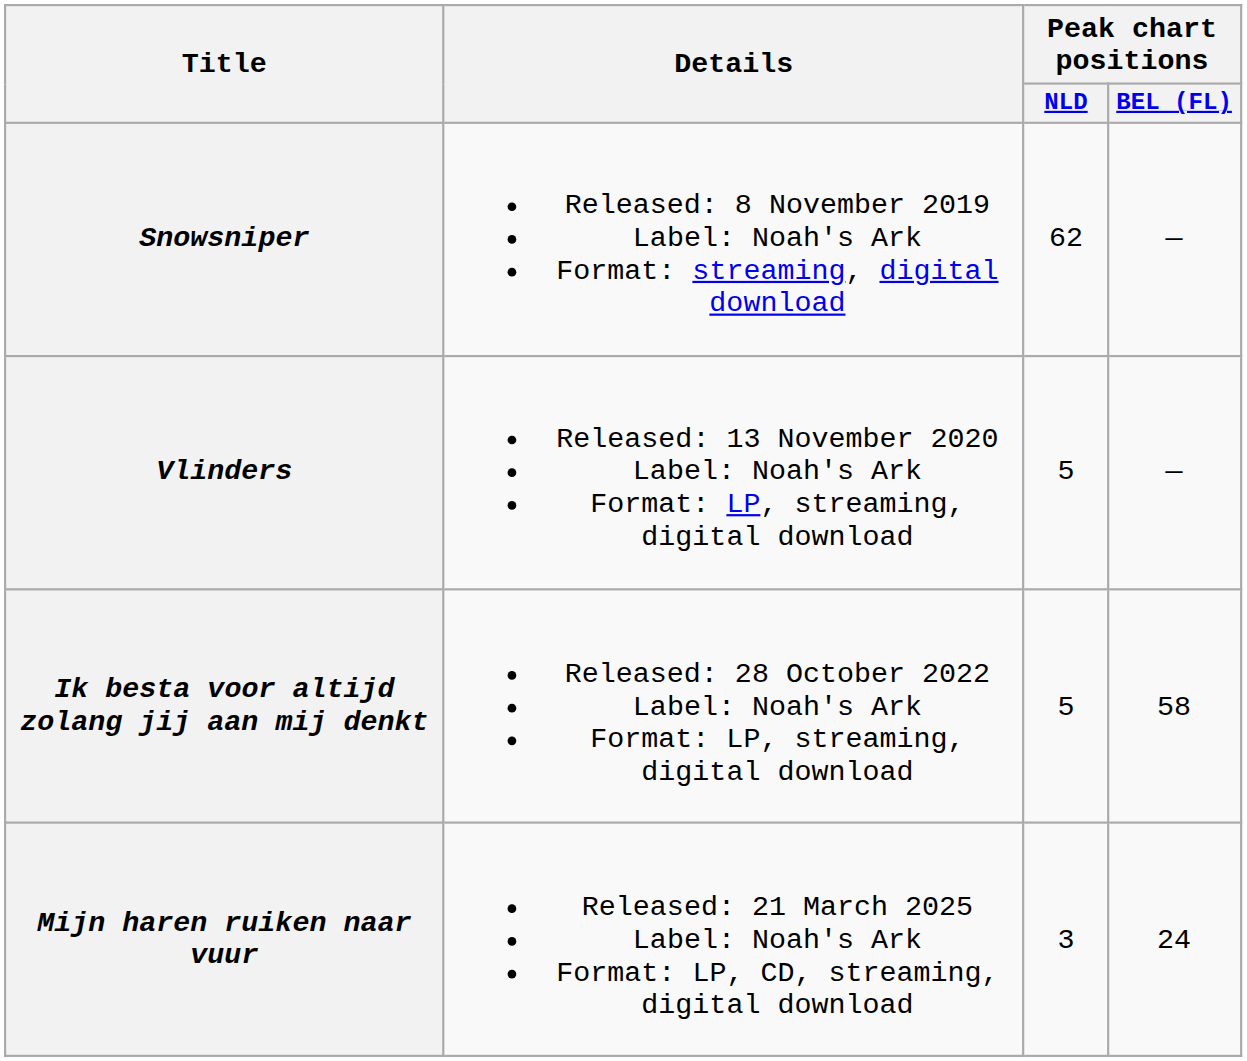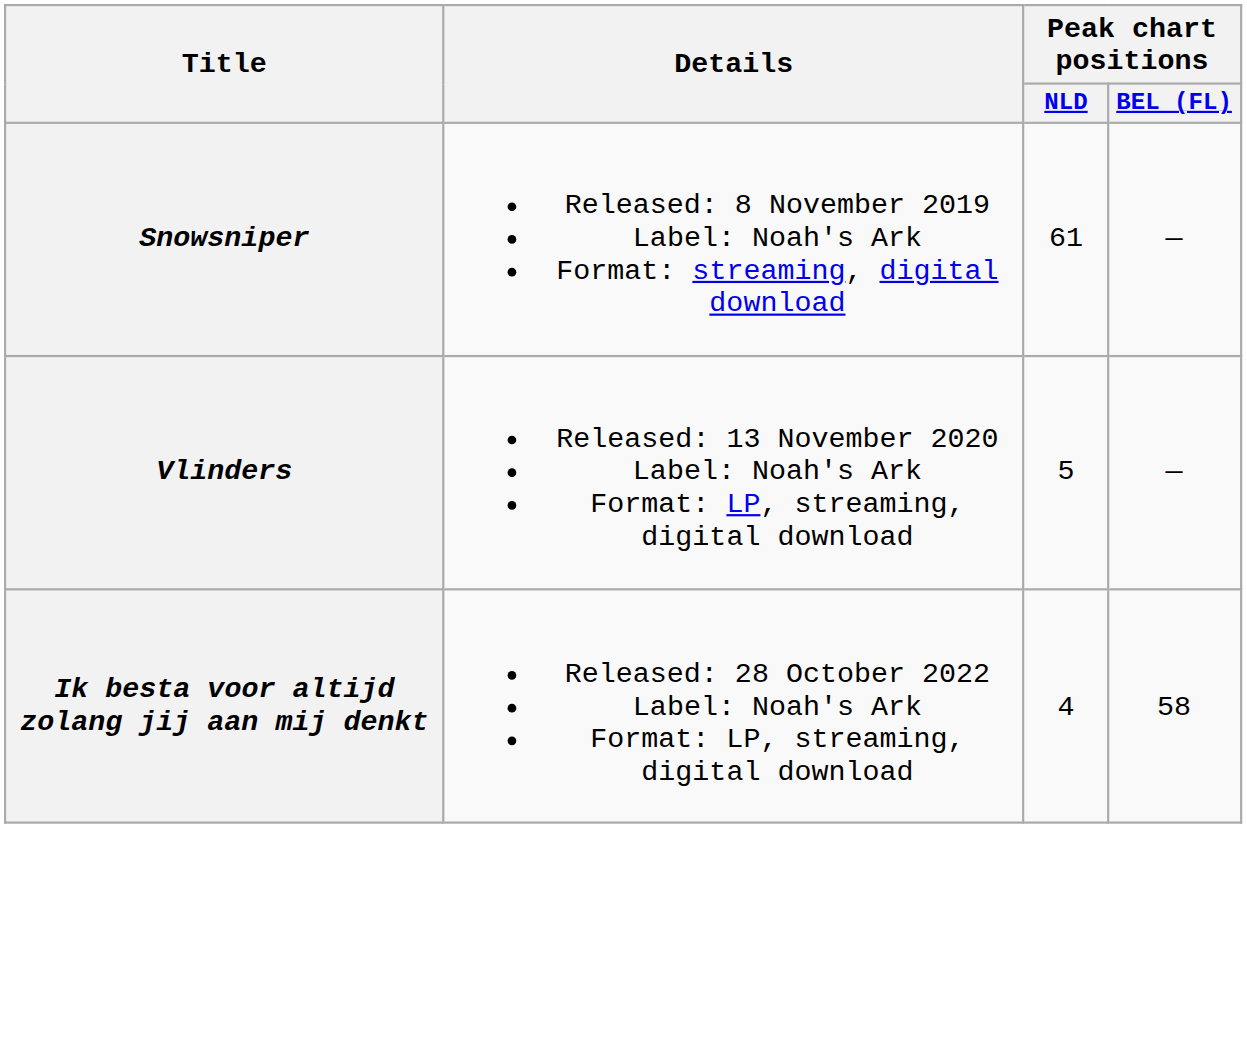(1066, 239) 62 -> (1066, 239) 61
(1066, 706) 5 -> (1066, 706) 4
- row: (224, 940)
